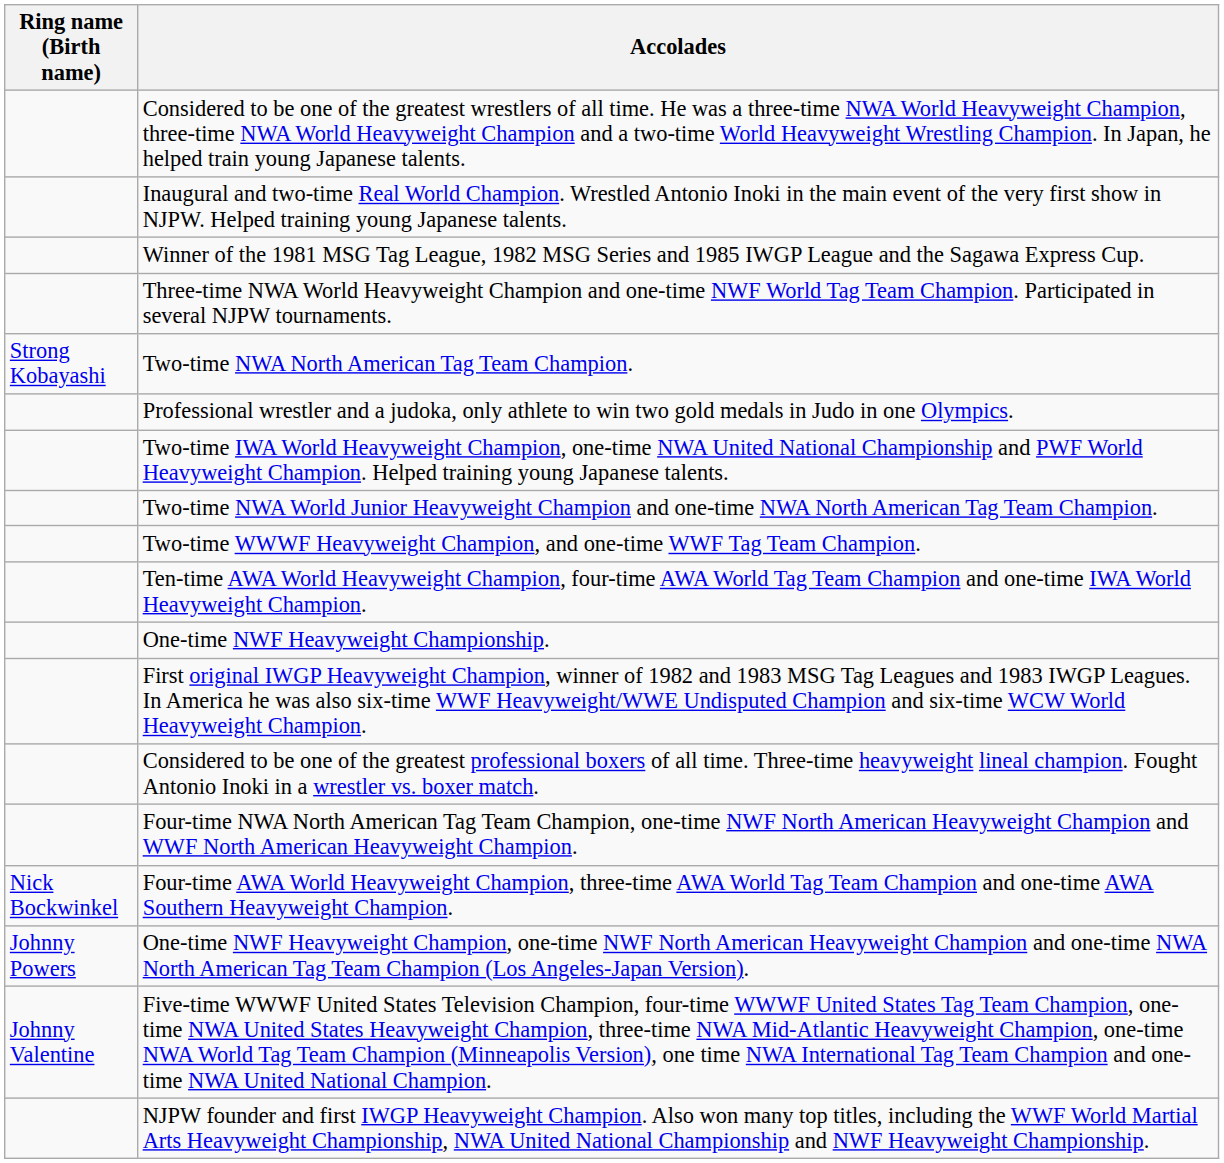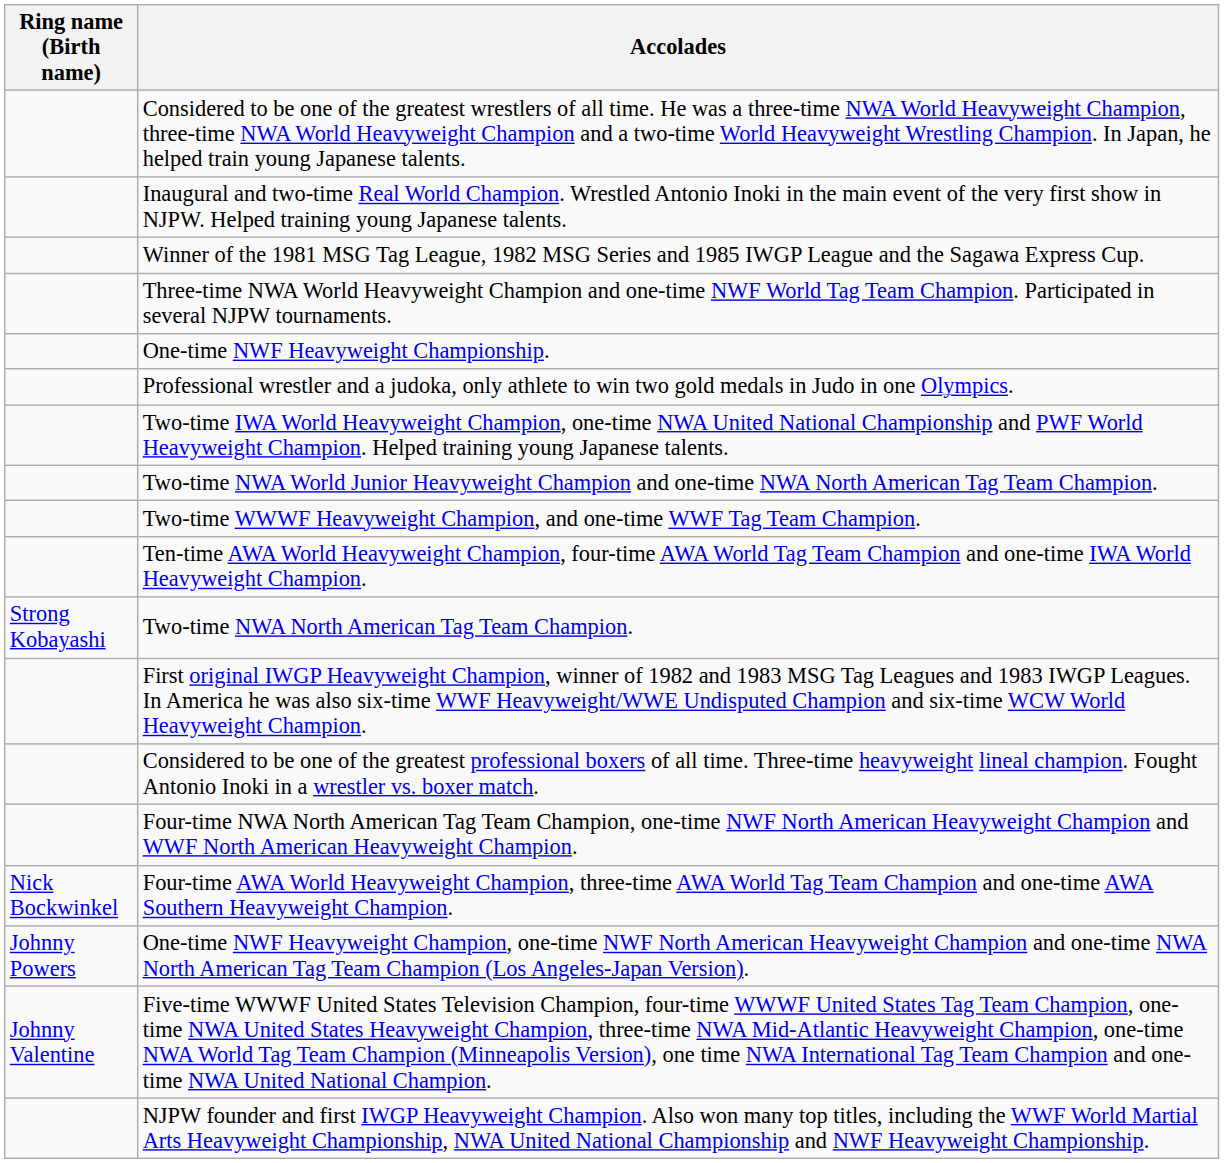rows swapped: (346, 639) <-> (388, 363)
